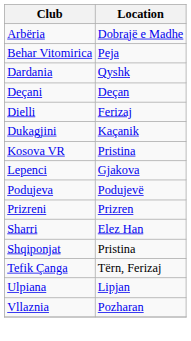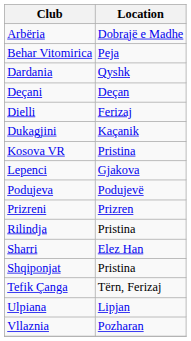+ row: (27, 229)
